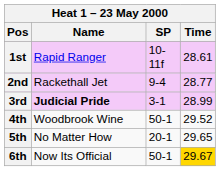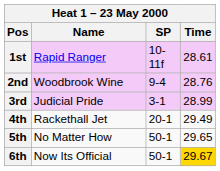(71, 82) Rackethall Jet -> (79, 82) Woodbrook Wine
(198, 82) 28.77 -> (198, 82) 28.76
(72, 100) bold -> (69, 100) normal
(79, 119) Woodbrook Wine -> (71, 119) Rackethall Jet
(160, 119) 50-1 -> (160, 119) 20-1
(198, 119) 29.52 -> (198, 119) 29.49
(160, 138) 20-1 -> (160, 138) 50-1
